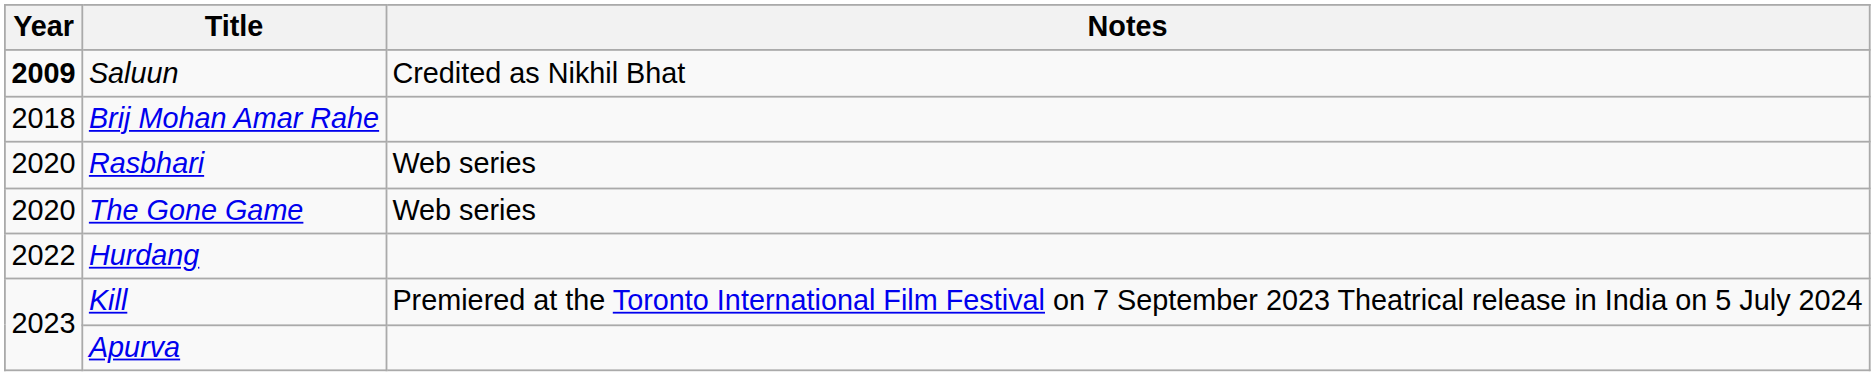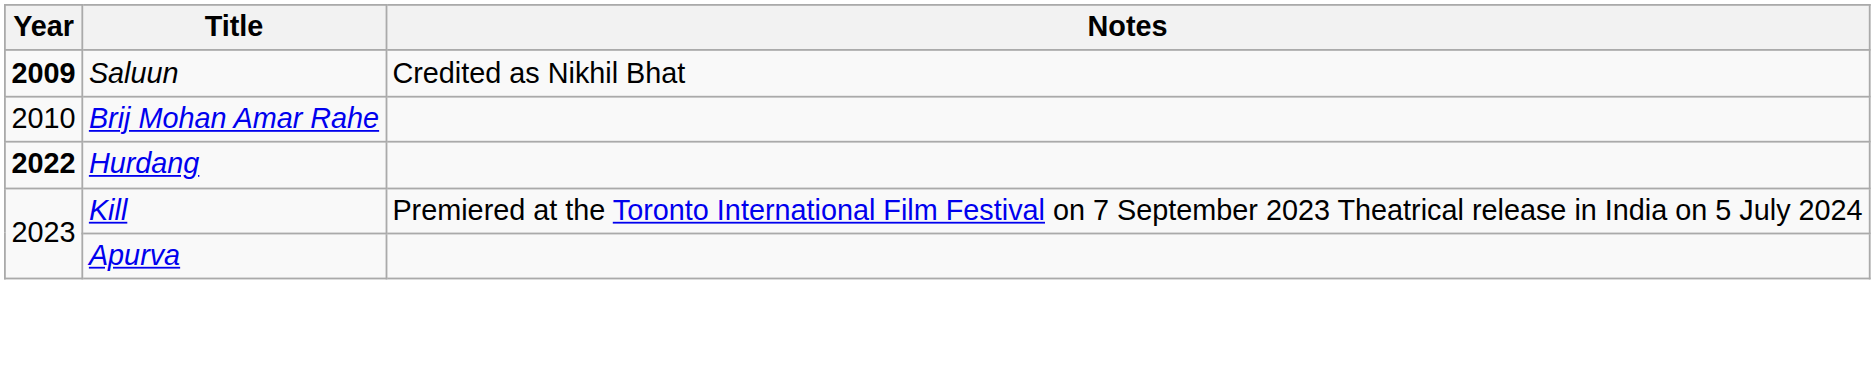(44, 118) 2018 -> (44, 118) 2010
- row: (147, 164)
- row: (196, 210)
(44, 255) normal -> (44, 164) bold
